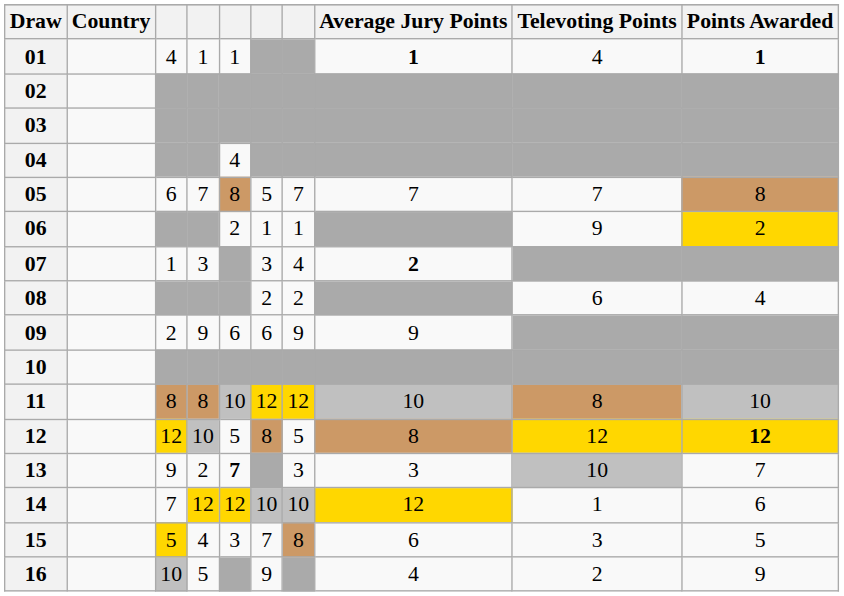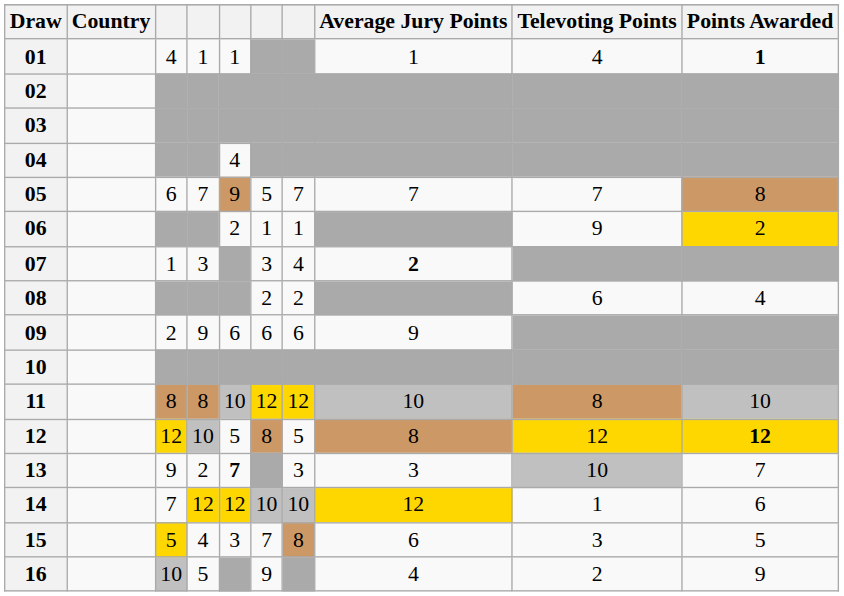(413, 56) bold -> (413, 56) normal
(235, 194) 8 -> (235, 194) 9
(298, 332) 9 -> (298, 332) 6
